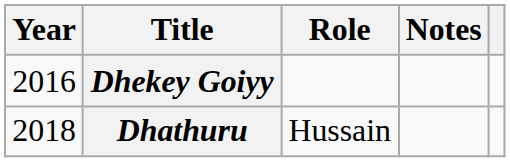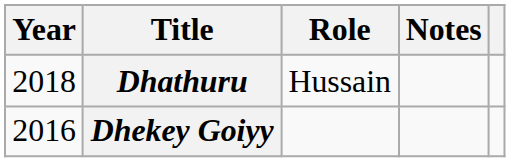rows swapped: (182, 80) <-> (182, 130)
